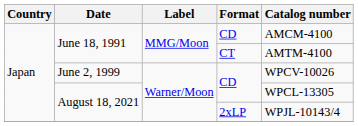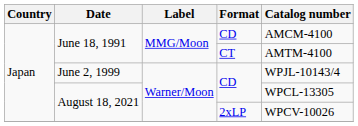(299, 72) WPCV-10026 -> (302, 72) WPJL-10143/4
(302, 111) WPJL-10143/4 -> (299, 111) WPCV-10026
